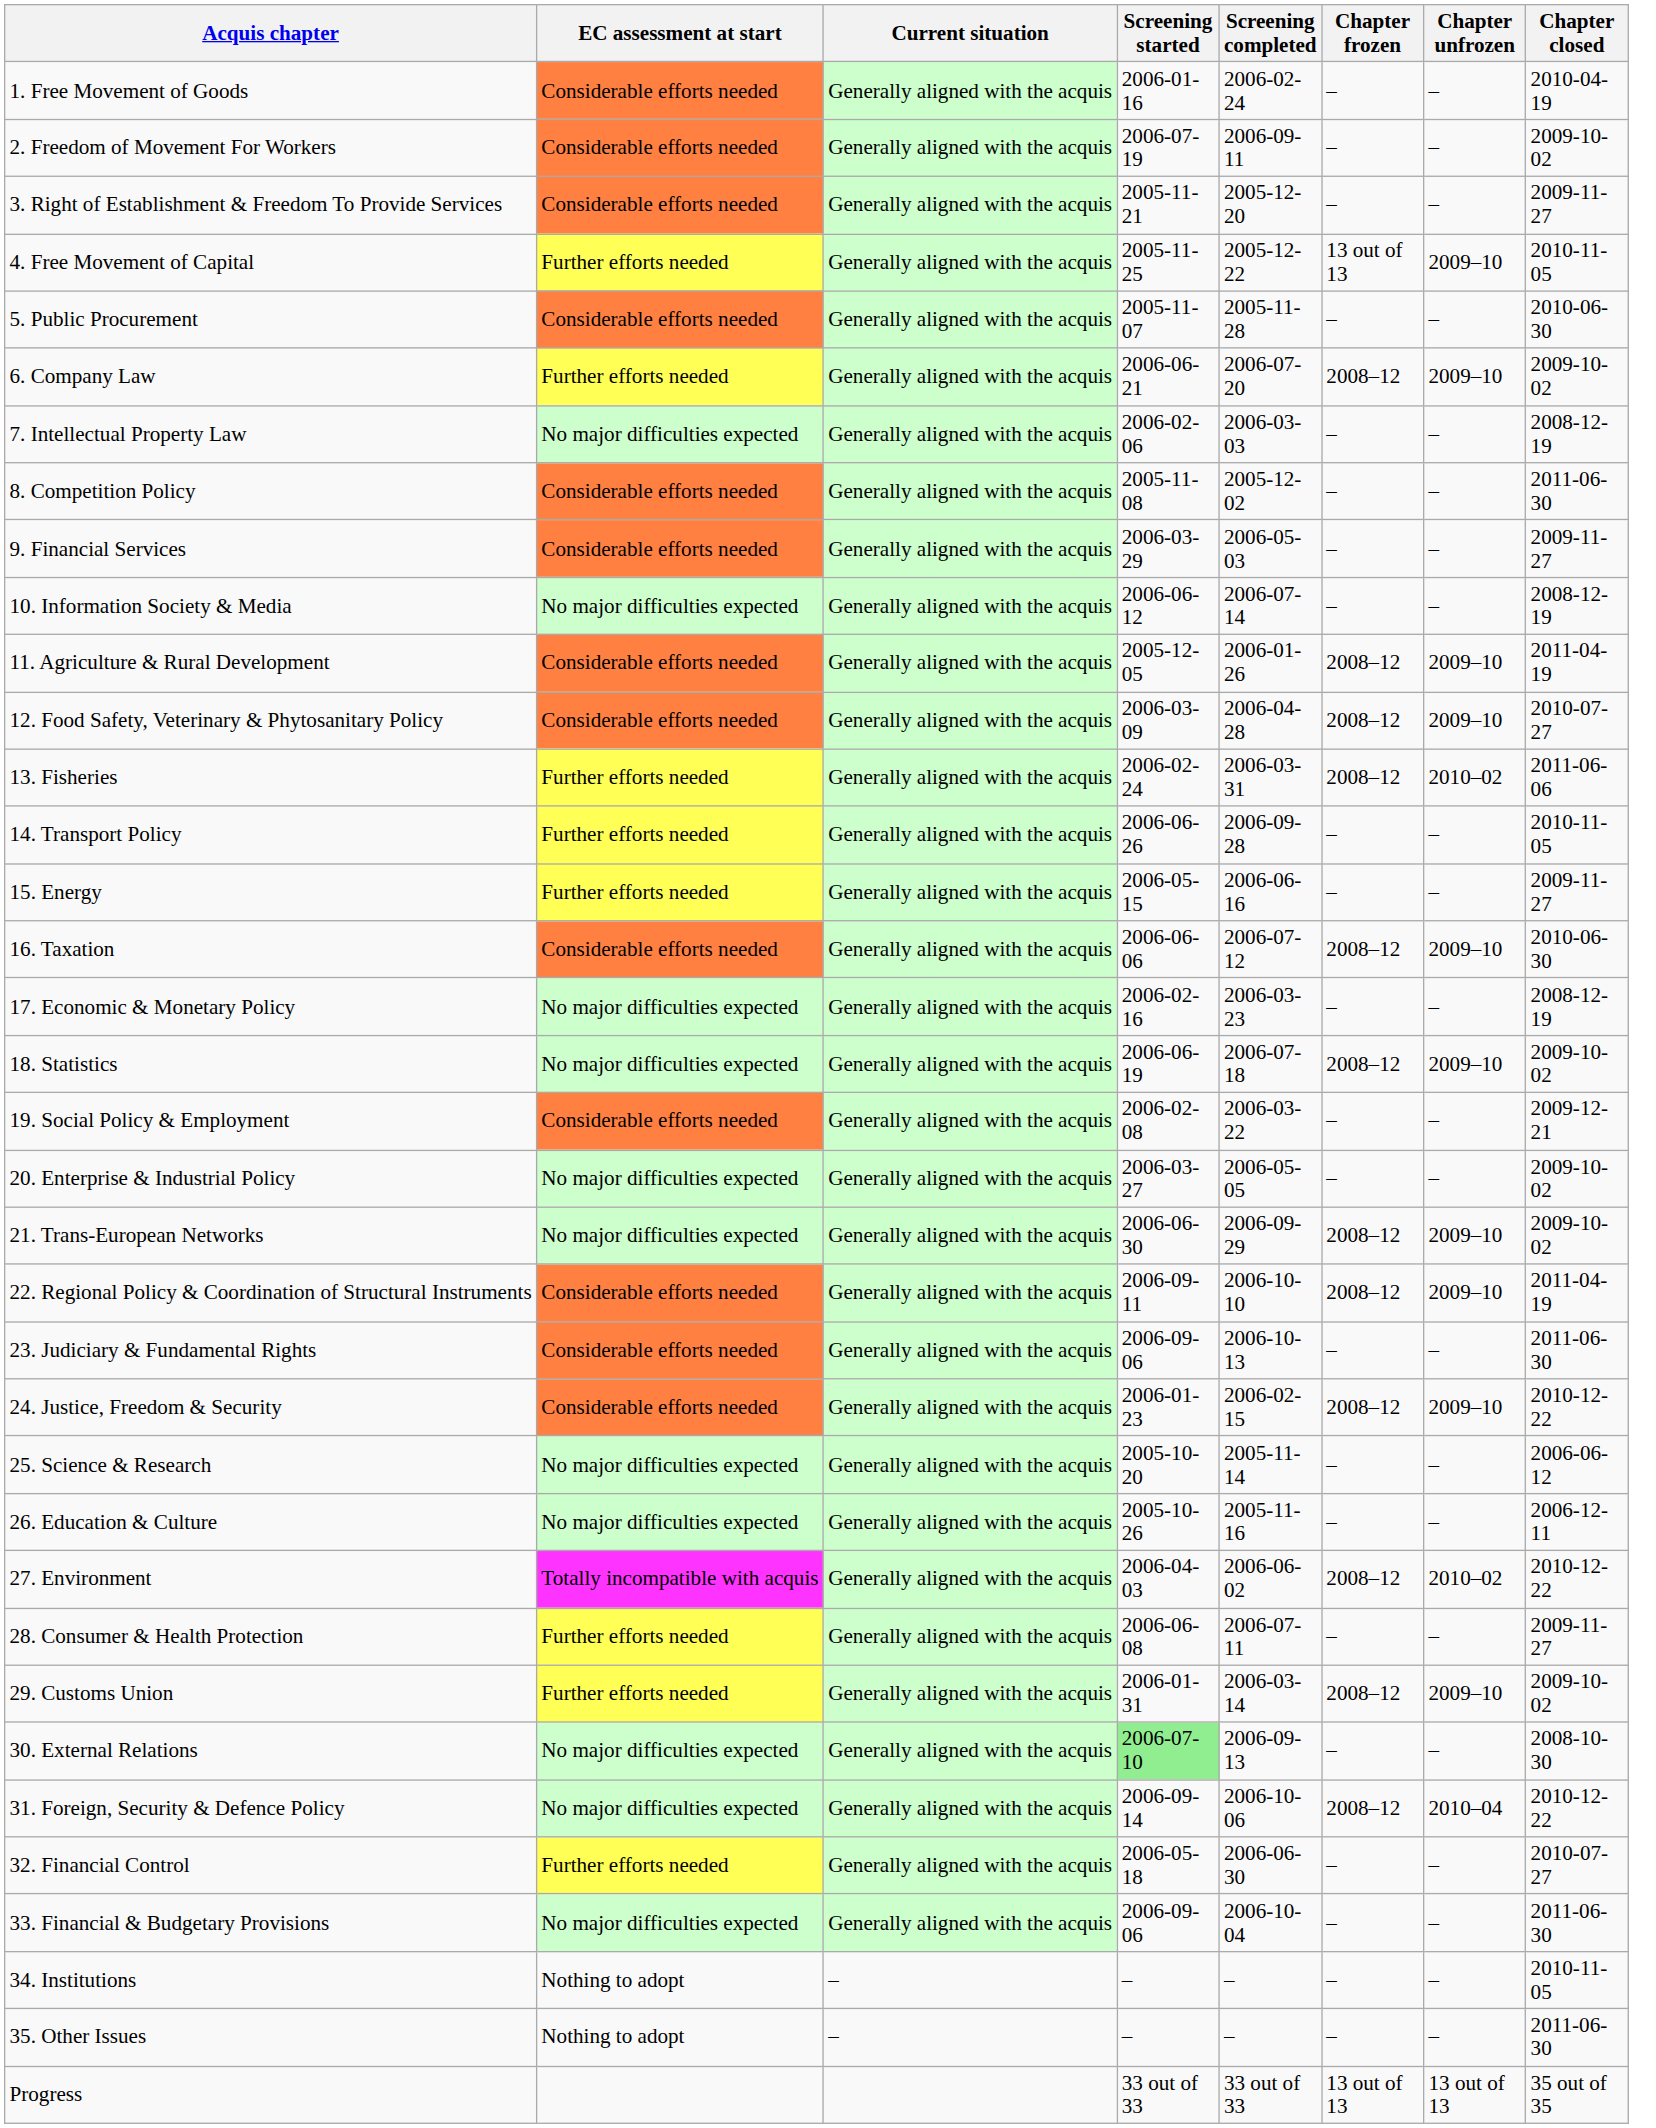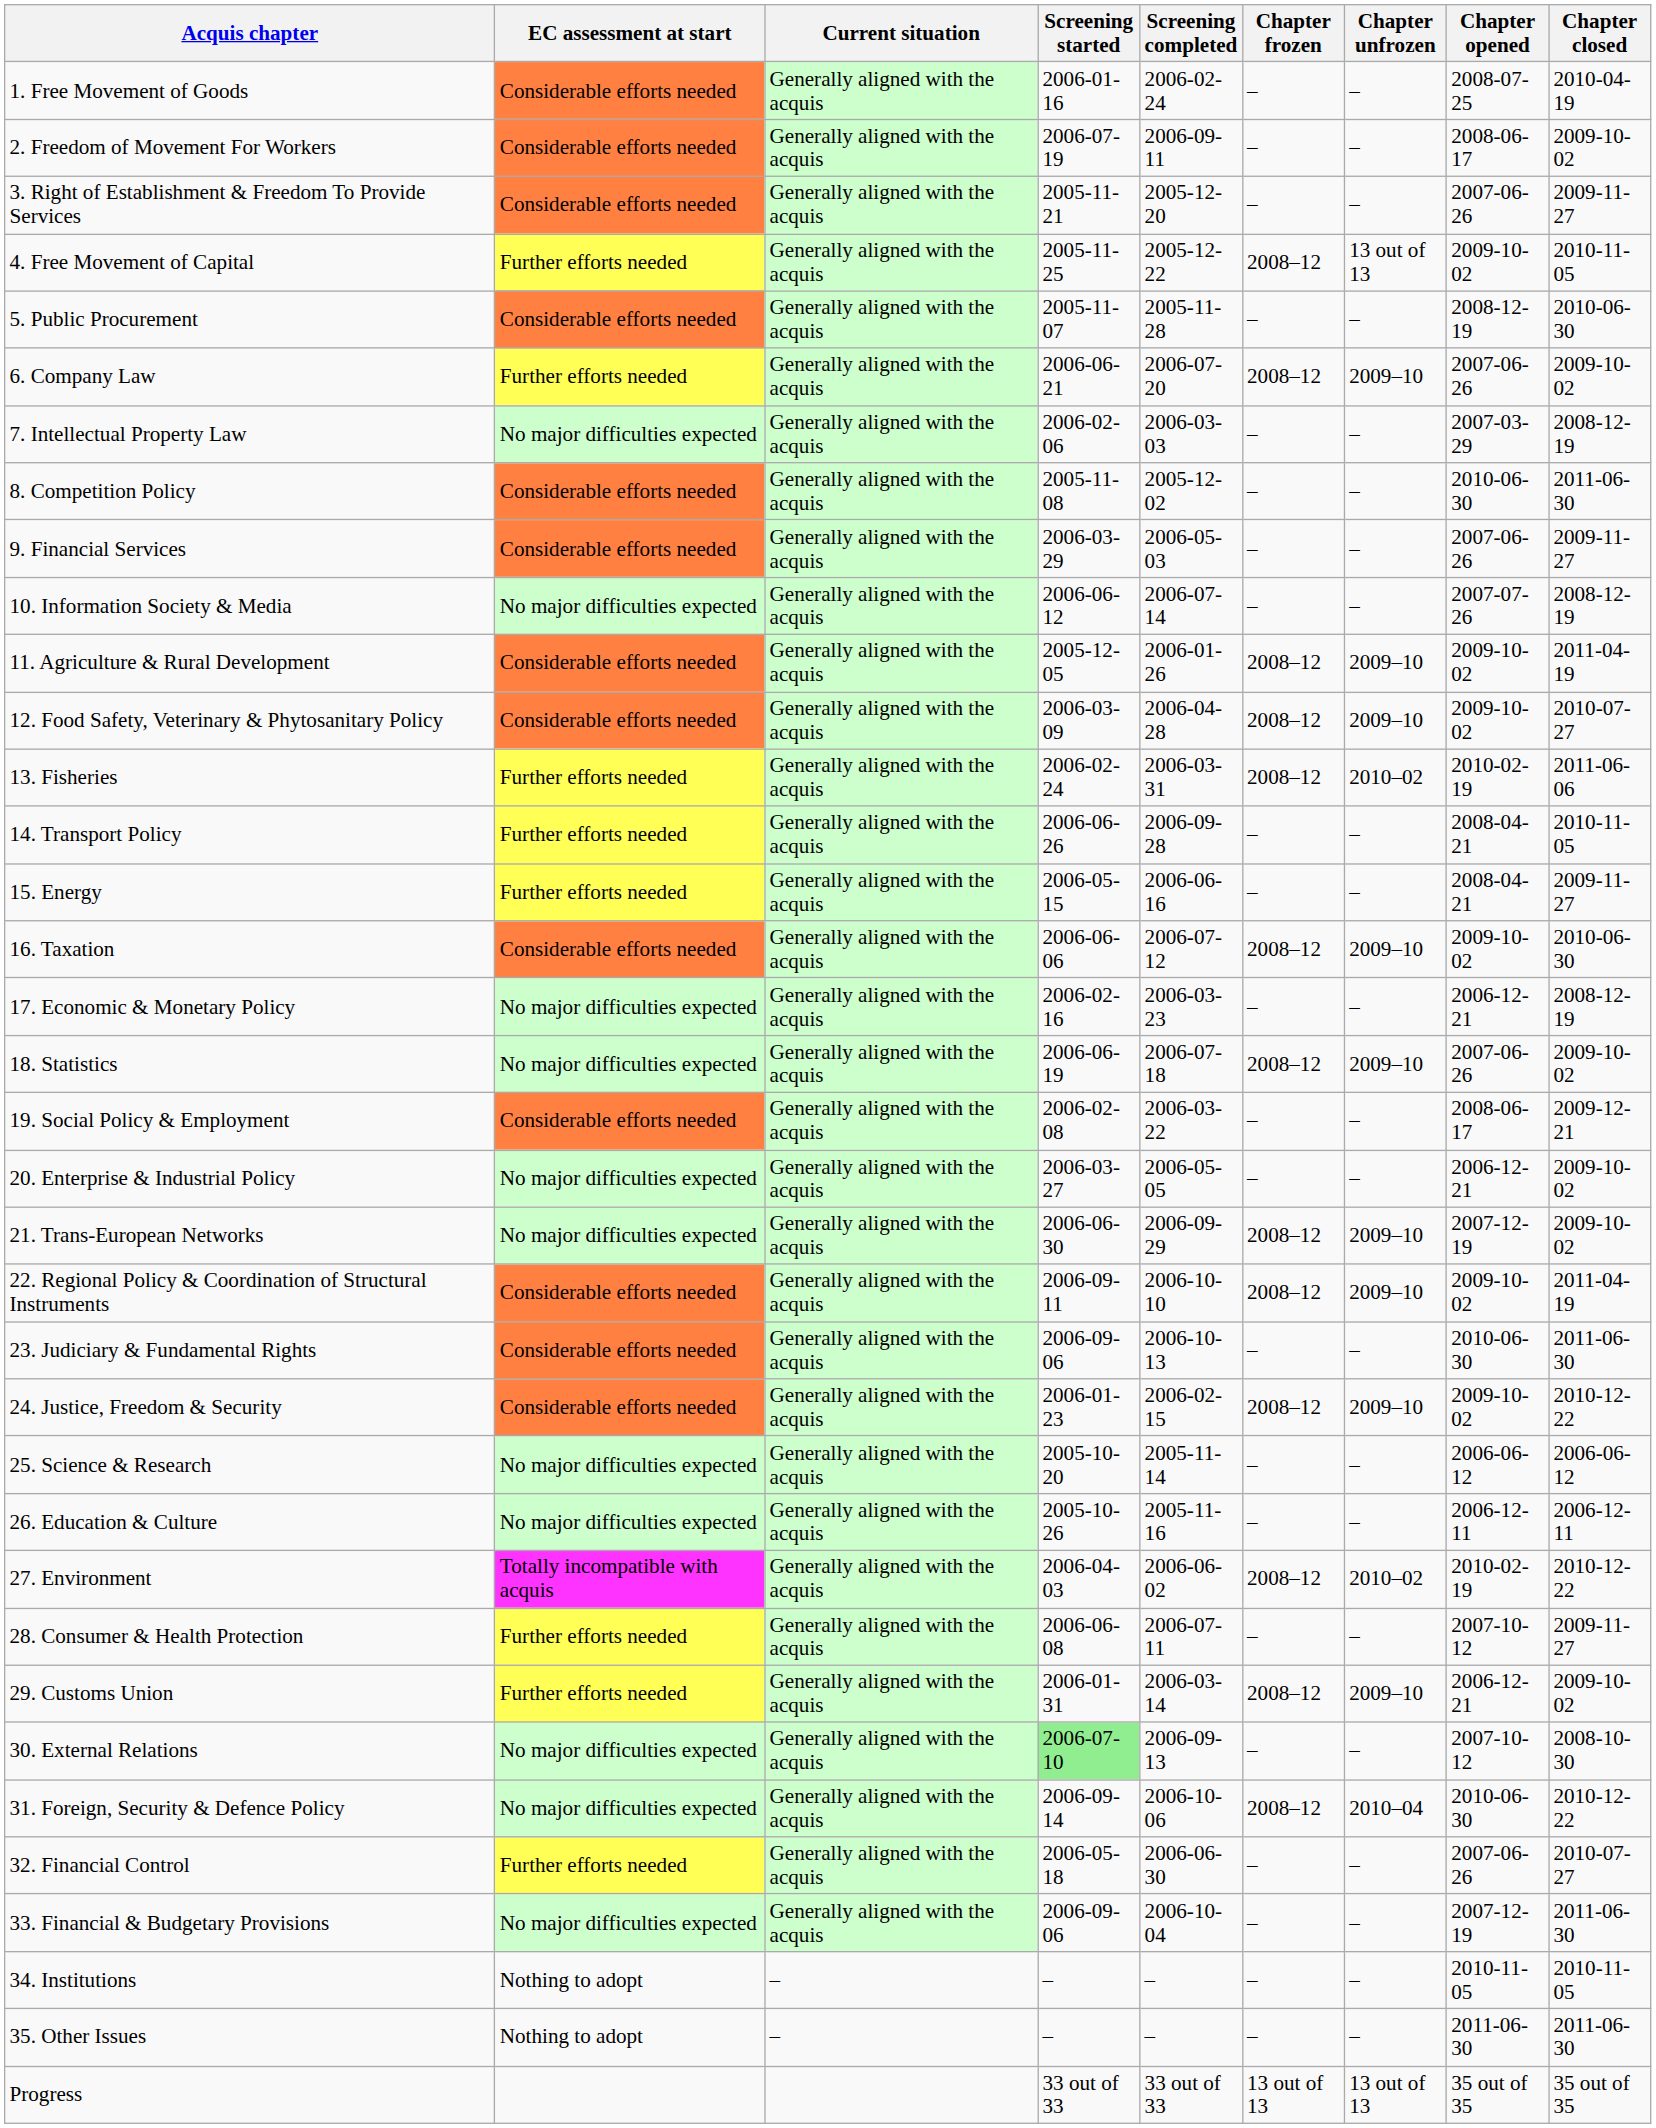+ column: (1497, 33)
(1364, 262) 13 out of 13 -> (1284, 262) 2008–12
(1465, 262) 2009–10 -> (1387, 262) 13 out of 13
